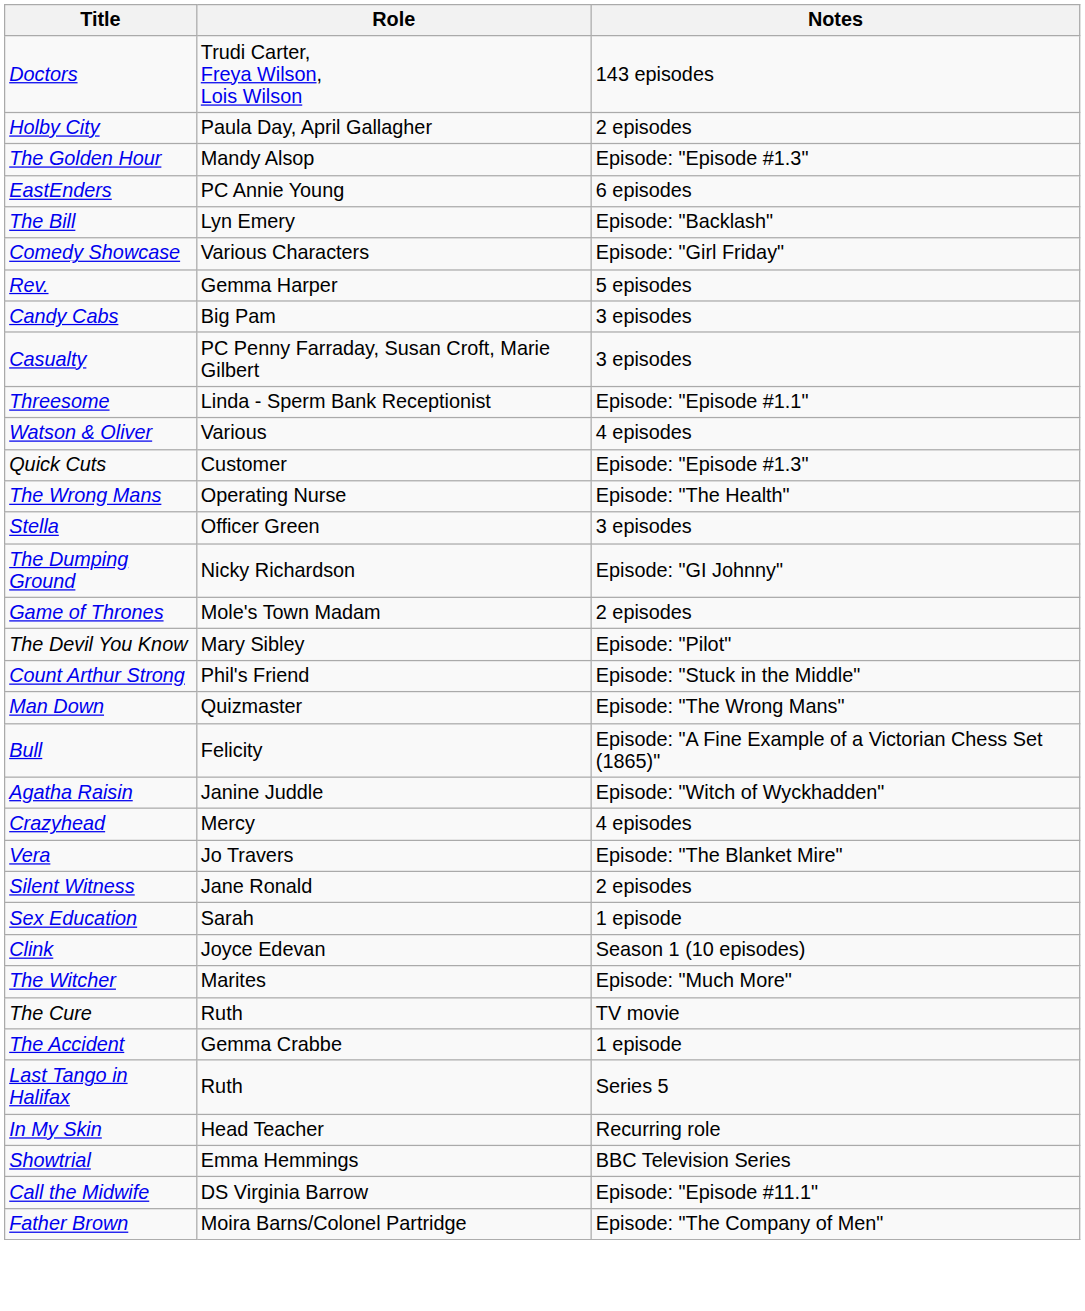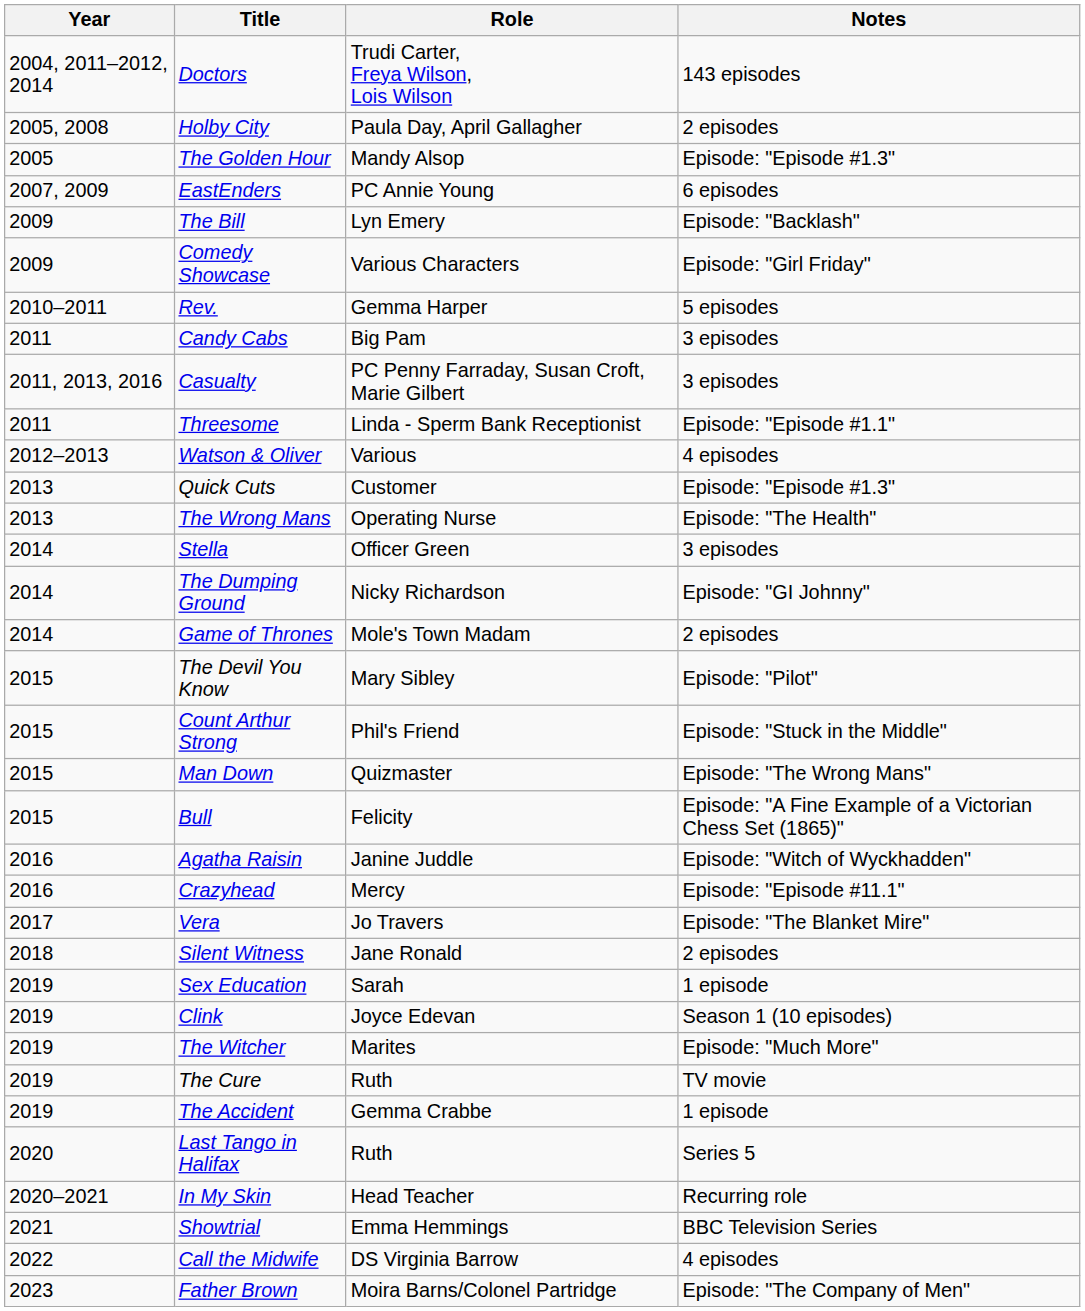+ column: (89, 20)
(644, 824) 4 episodes -> (794, 891) Episode: "Episode #11.1"
(707, 1192) Episode: "Episode #11.1" -> (730, 1259) 4 episodes
